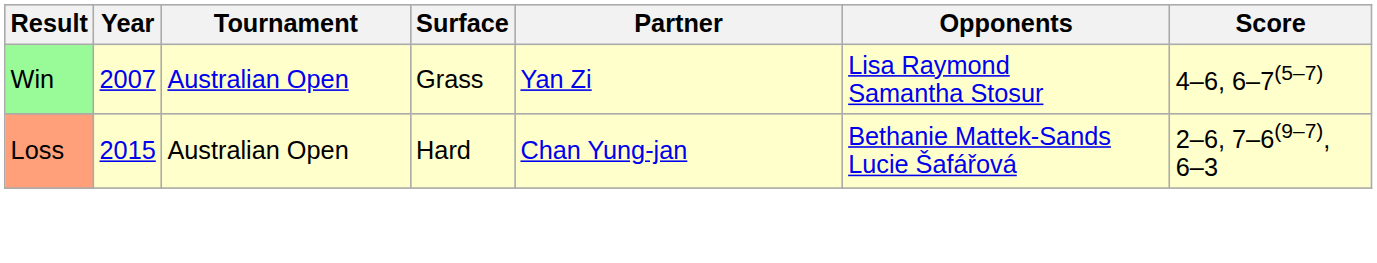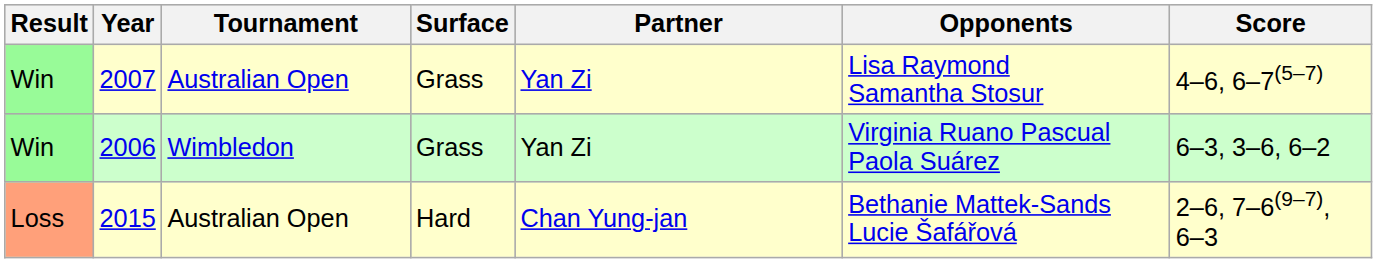+ row: (32, 147)
